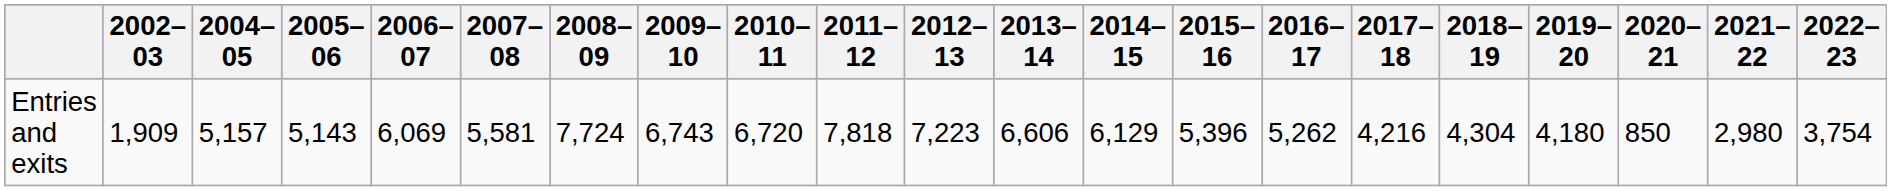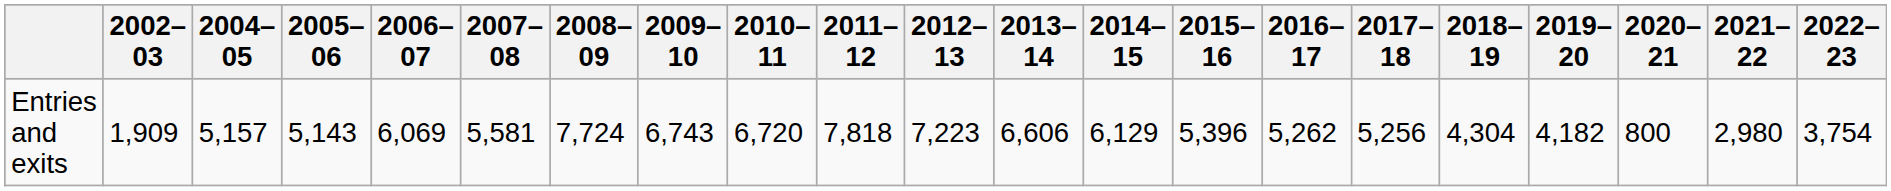(1392, 131) 4,216 -> (1392, 131) 5,256
(1570, 131) 4,180 -> (1570, 131) 4,182
(1648, 131) 850 -> (1648, 131) 800
